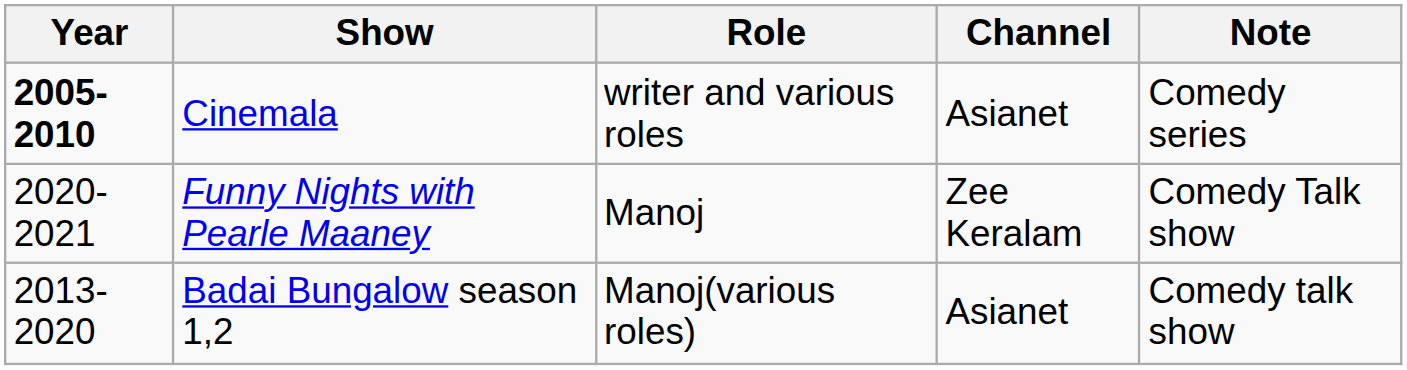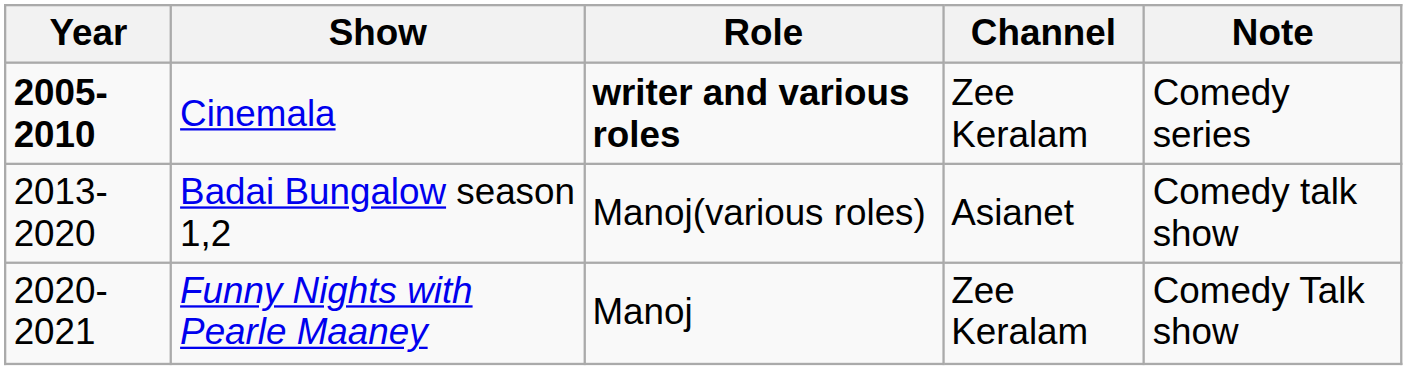(749, 112) normal -> (751, 112) bold
(1007, 112) Asianet -> (1020, 112) Zee Keralam
rows swapped: (380, 312) <-> (329, 212)
